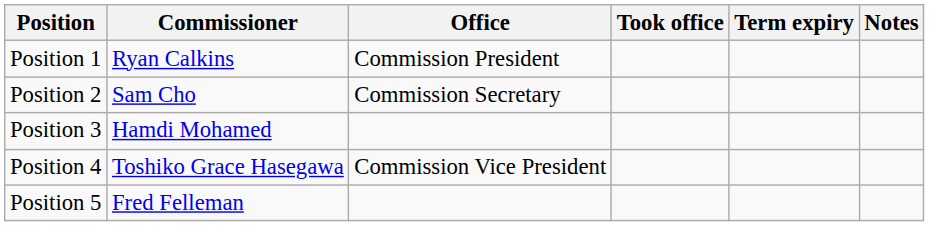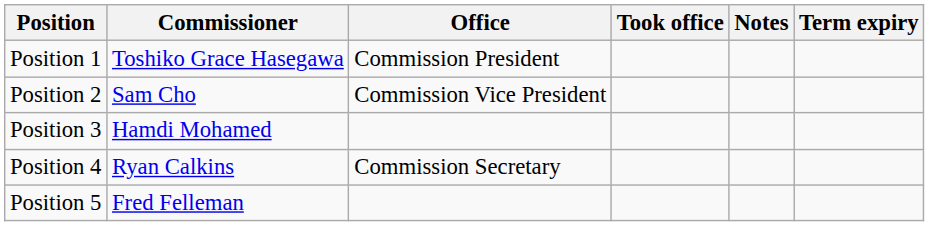columns swapped: (794, 22) <-> (892, 22)
(173, 58) Ryan Calkins -> (228, 58) Toshiko Grace Hasegawa
(457, 94) Commission Secretary -> (480, 94) Commission Vice President
(228, 166) Toshiko Grace Hasegawa -> (173, 166) Ryan Calkins
(480, 166) Commission Vice President -> (457, 166) Commission Secretary
